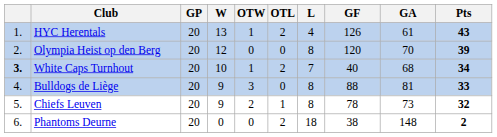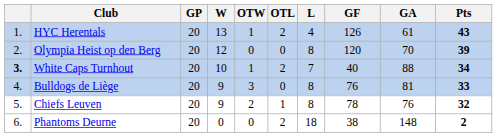(408, 68) 68 -> (408, 68) 88
(352, 86) 88 -> (352, 86) 76
(408, 104) 73 -> (408, 104) 76
